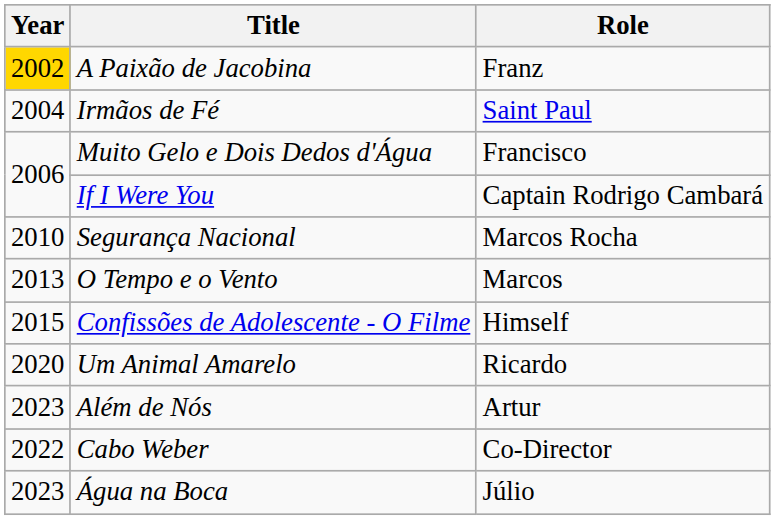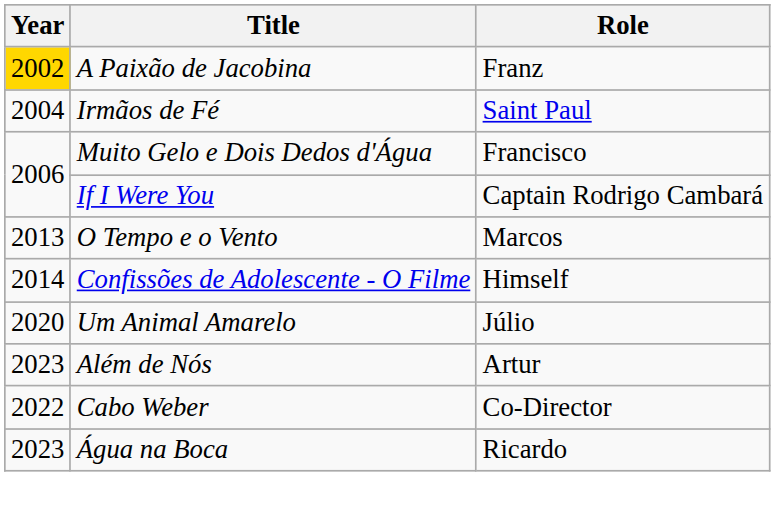- row: (186, 237)
(38, 322) 2015 -> (38, 279) 2014
(525, 364) Ricardo -> (509, 322) Júlio
(509, 491) Júlio -> (525, 449) Ricardo
